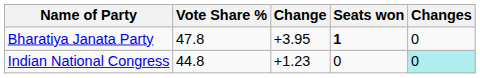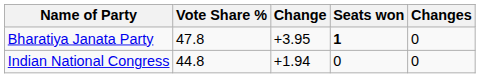(292, 61) +1.23 -> (292, 61) +1.94
(415, 61) paleturquoise background -> (415, 61) no background
